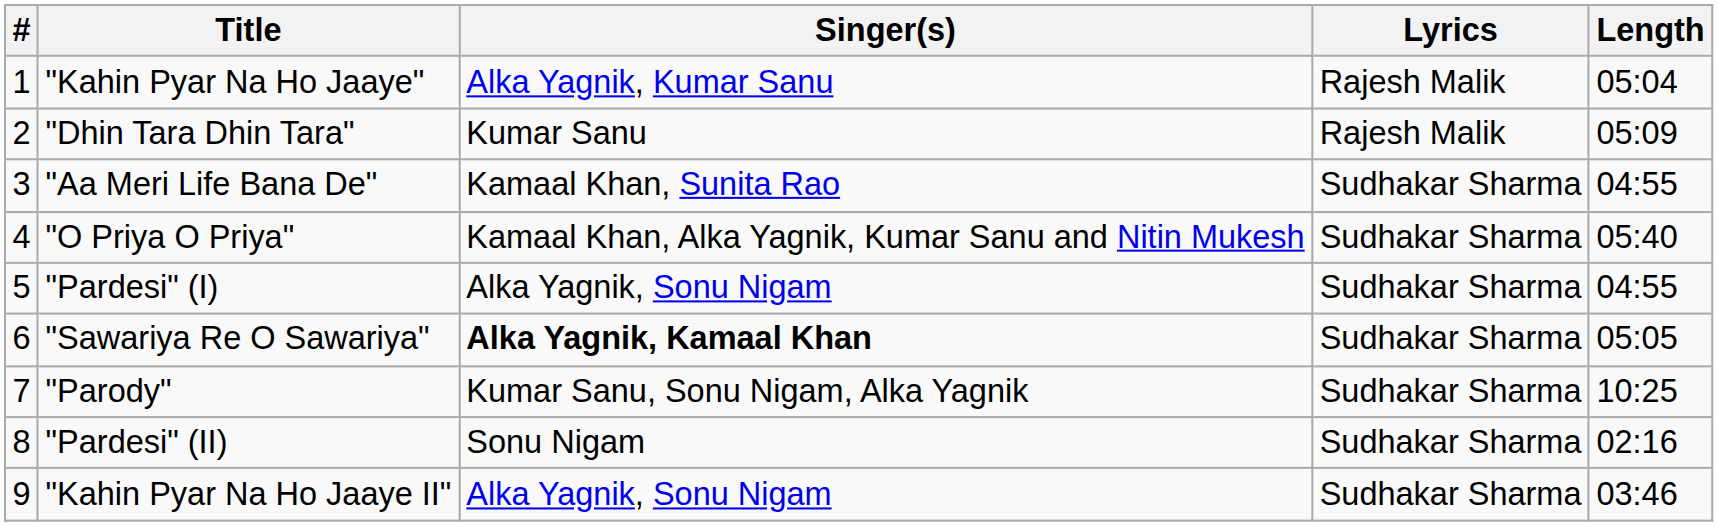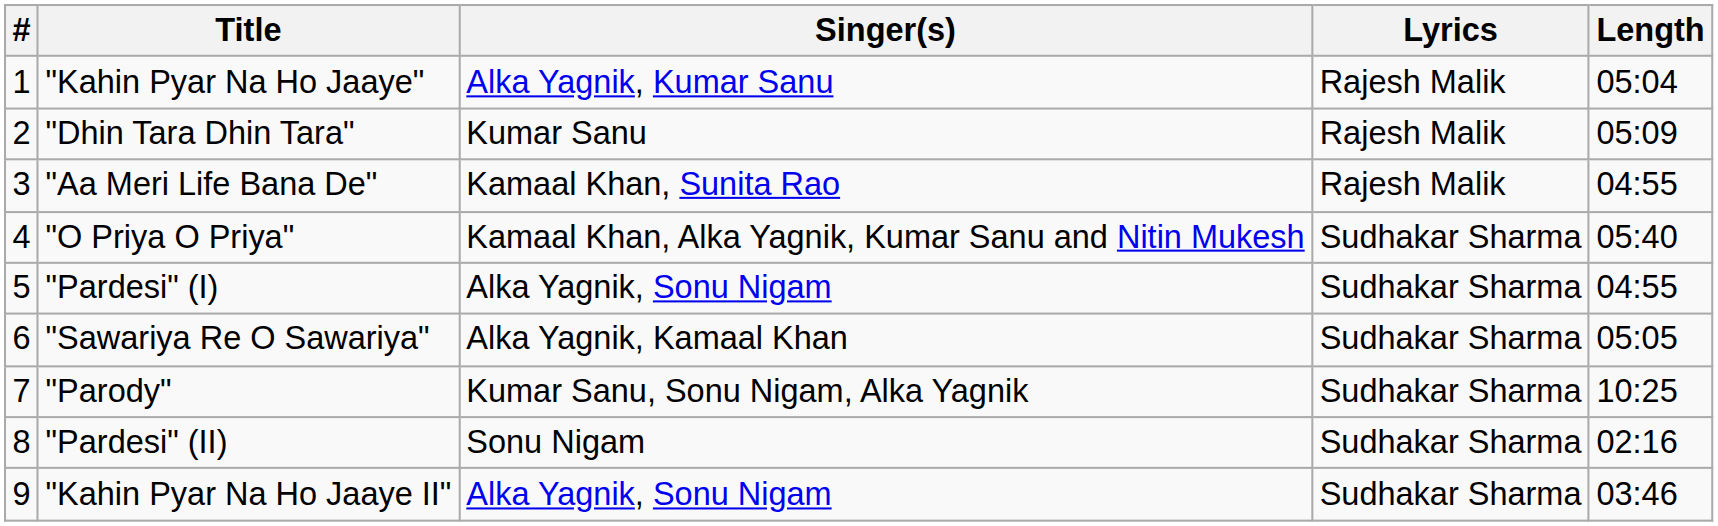(1451, 184) Sudhakar Sharma -> (1413, 184) Rajesh Malik
(669, 339) bold -> (657, 339) normal
